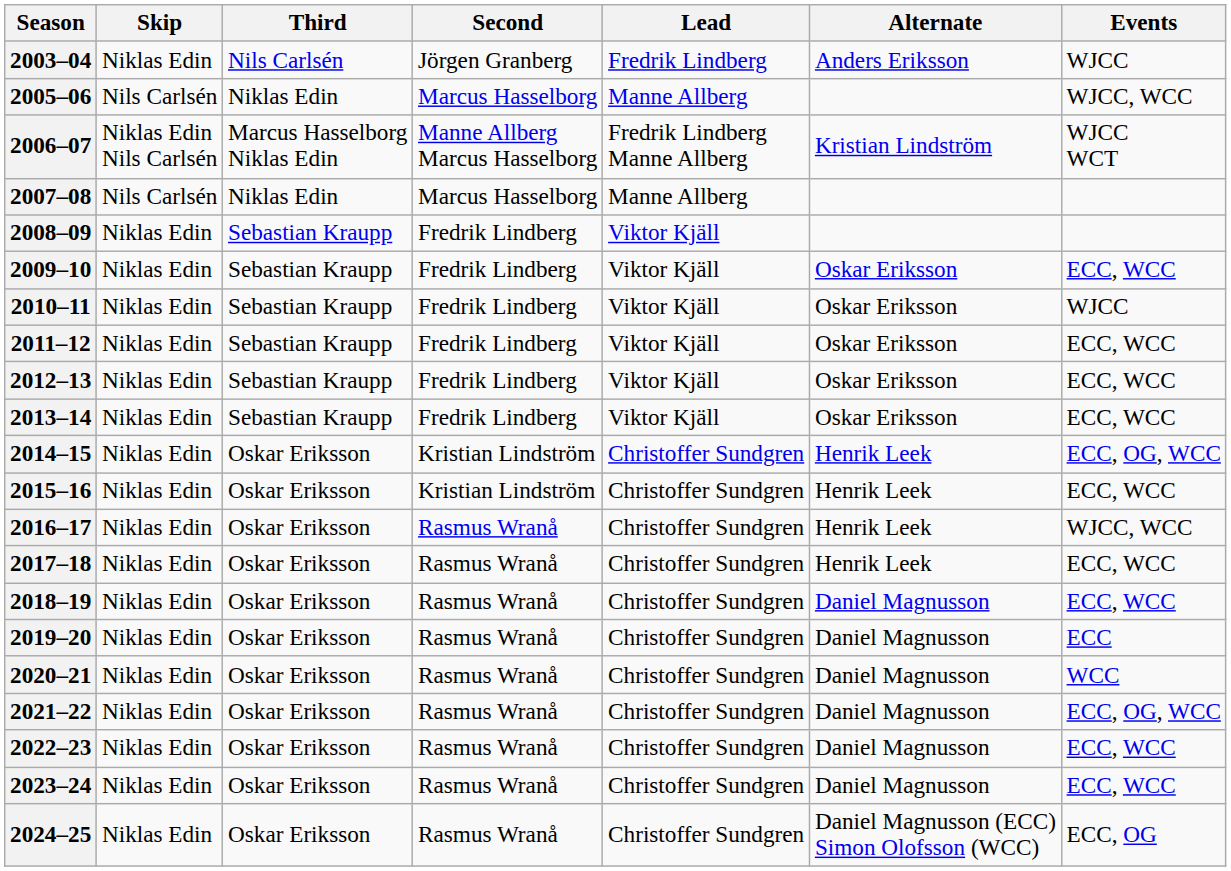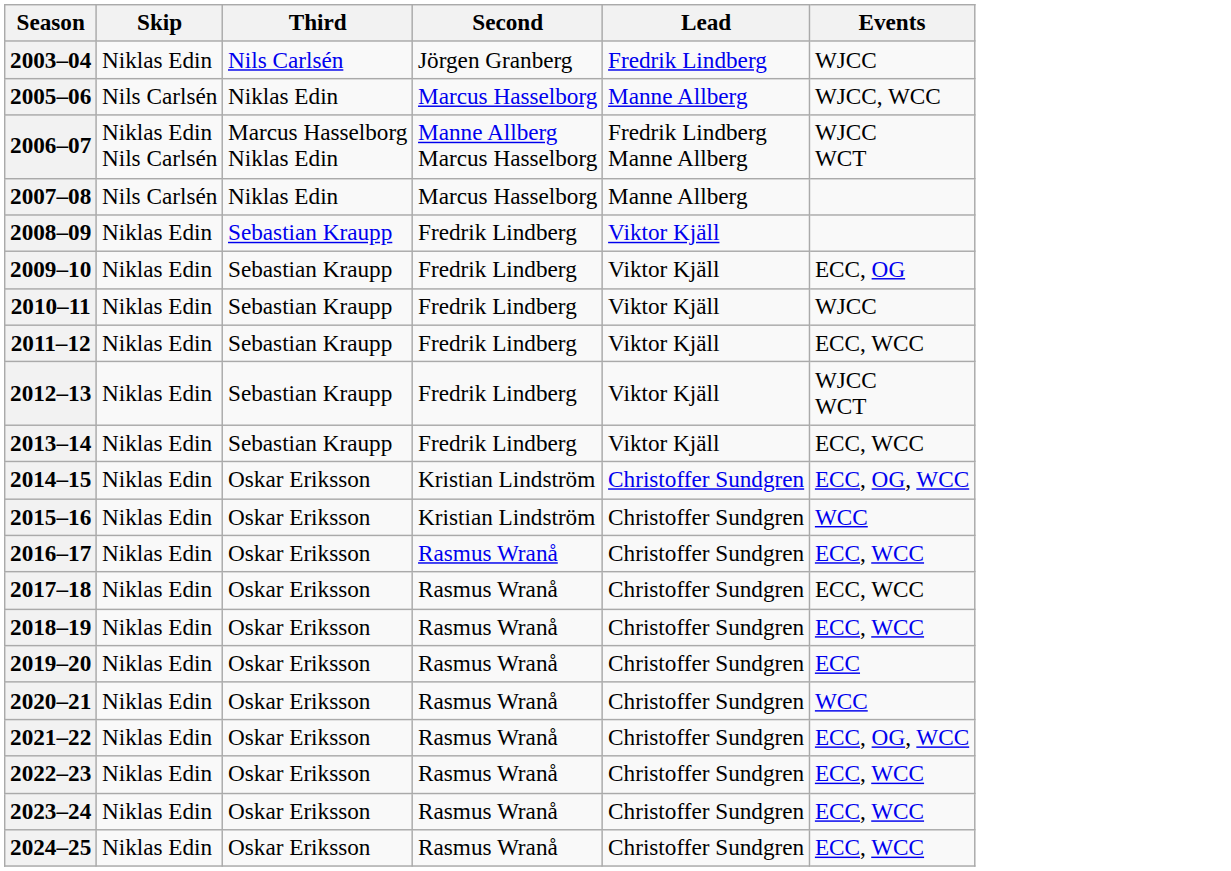- column: (935, 22)
(1121, 269) ECC, WCC -> (860, 269) ECC, OG
(1121, 380) ECC, WCC -> (846, 393) WJCC WCT
(1121, 490) ECC, WCC -> (841, 516) WCC
(1130, 527) WJCC, WCC -> (869, 553) ECC, WCC
(1112, 834) ECC, OG -> (869, 847) ECC, WCC
